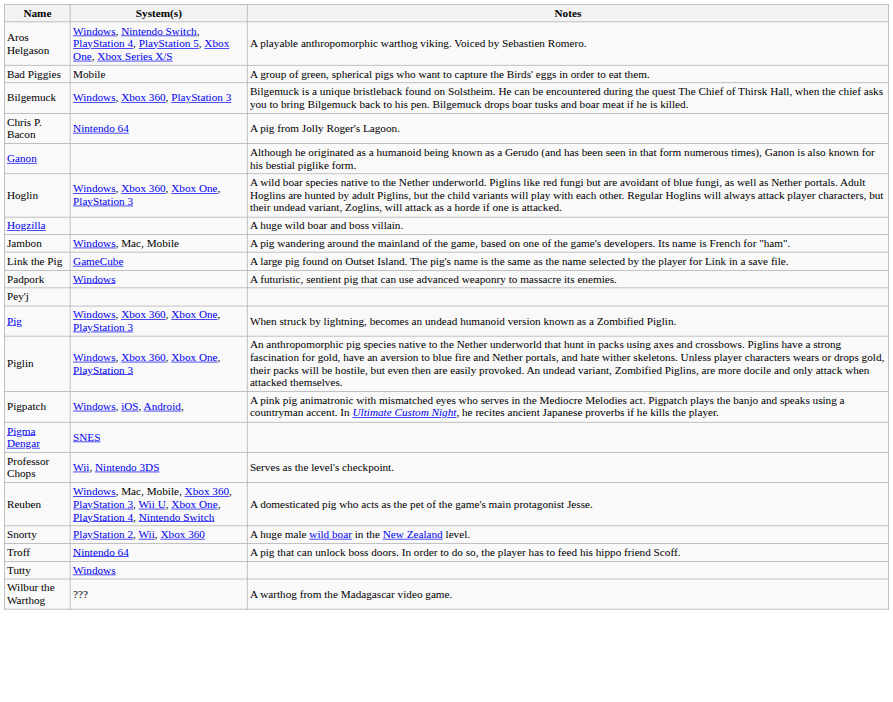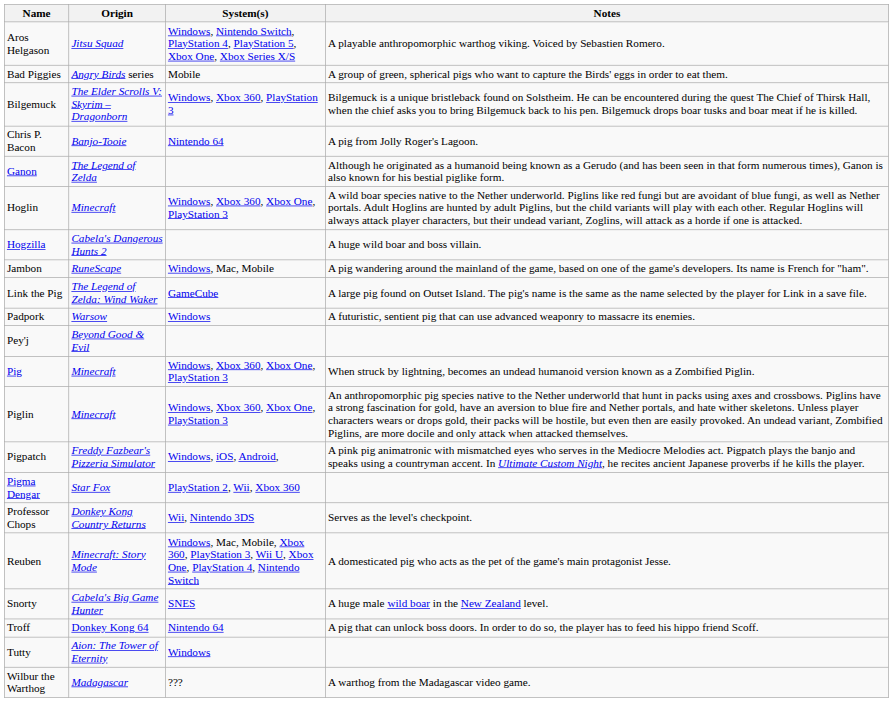+ column: (117, 13)
(87, 437) SNES -> (234, 487) PlayStation 2, Wii, Xbox 360
(139, 534) PlayStation 2, Wii, Xbox 360 -> (182, 604) SNES
